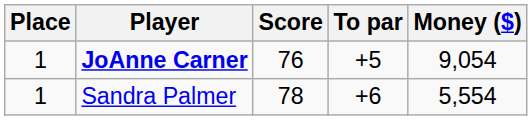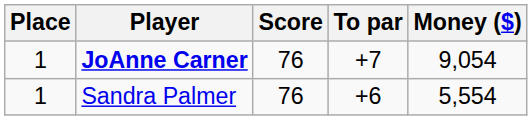(368, 59) +5 -> (368, 59) +7
(291, 96) 78 -> (291, 96) 76
